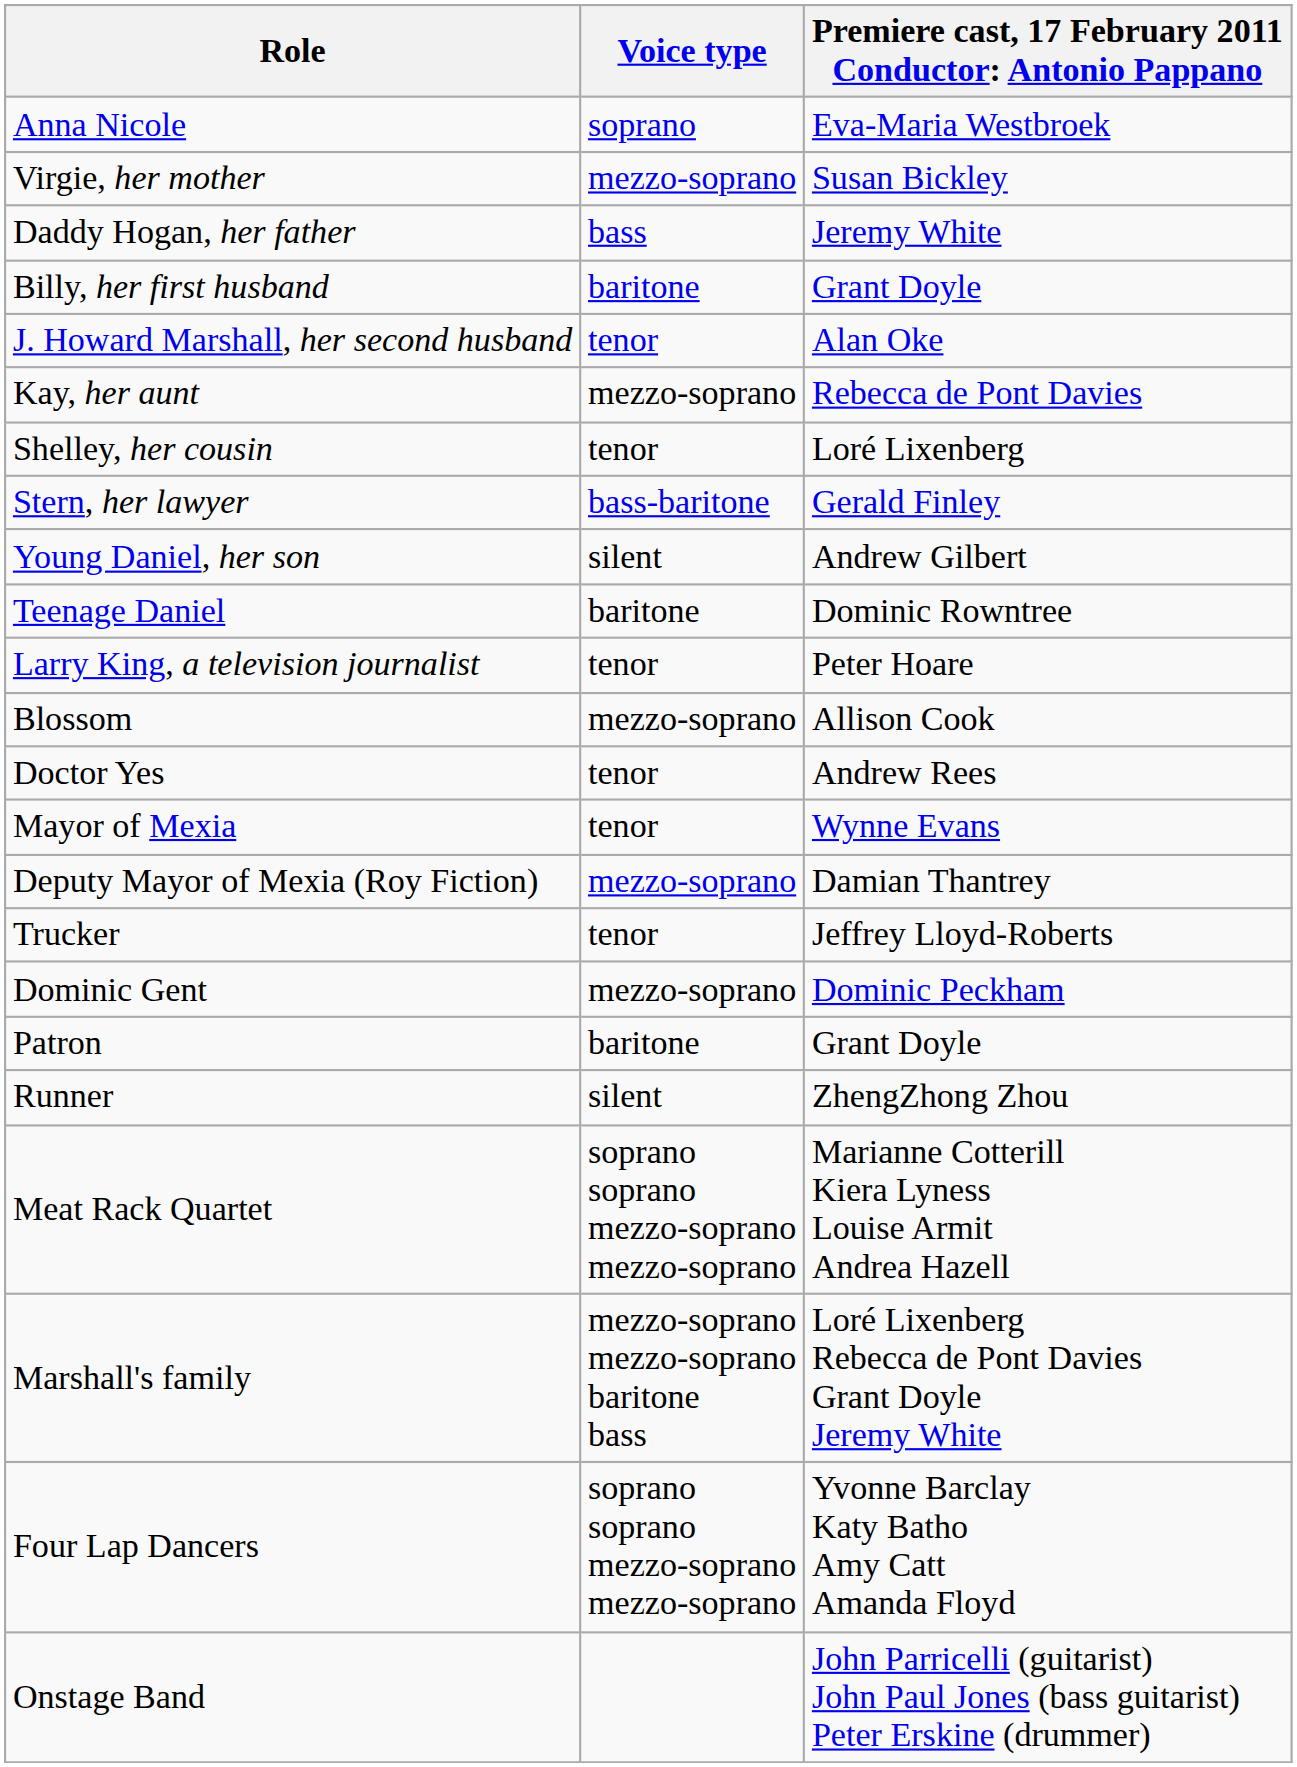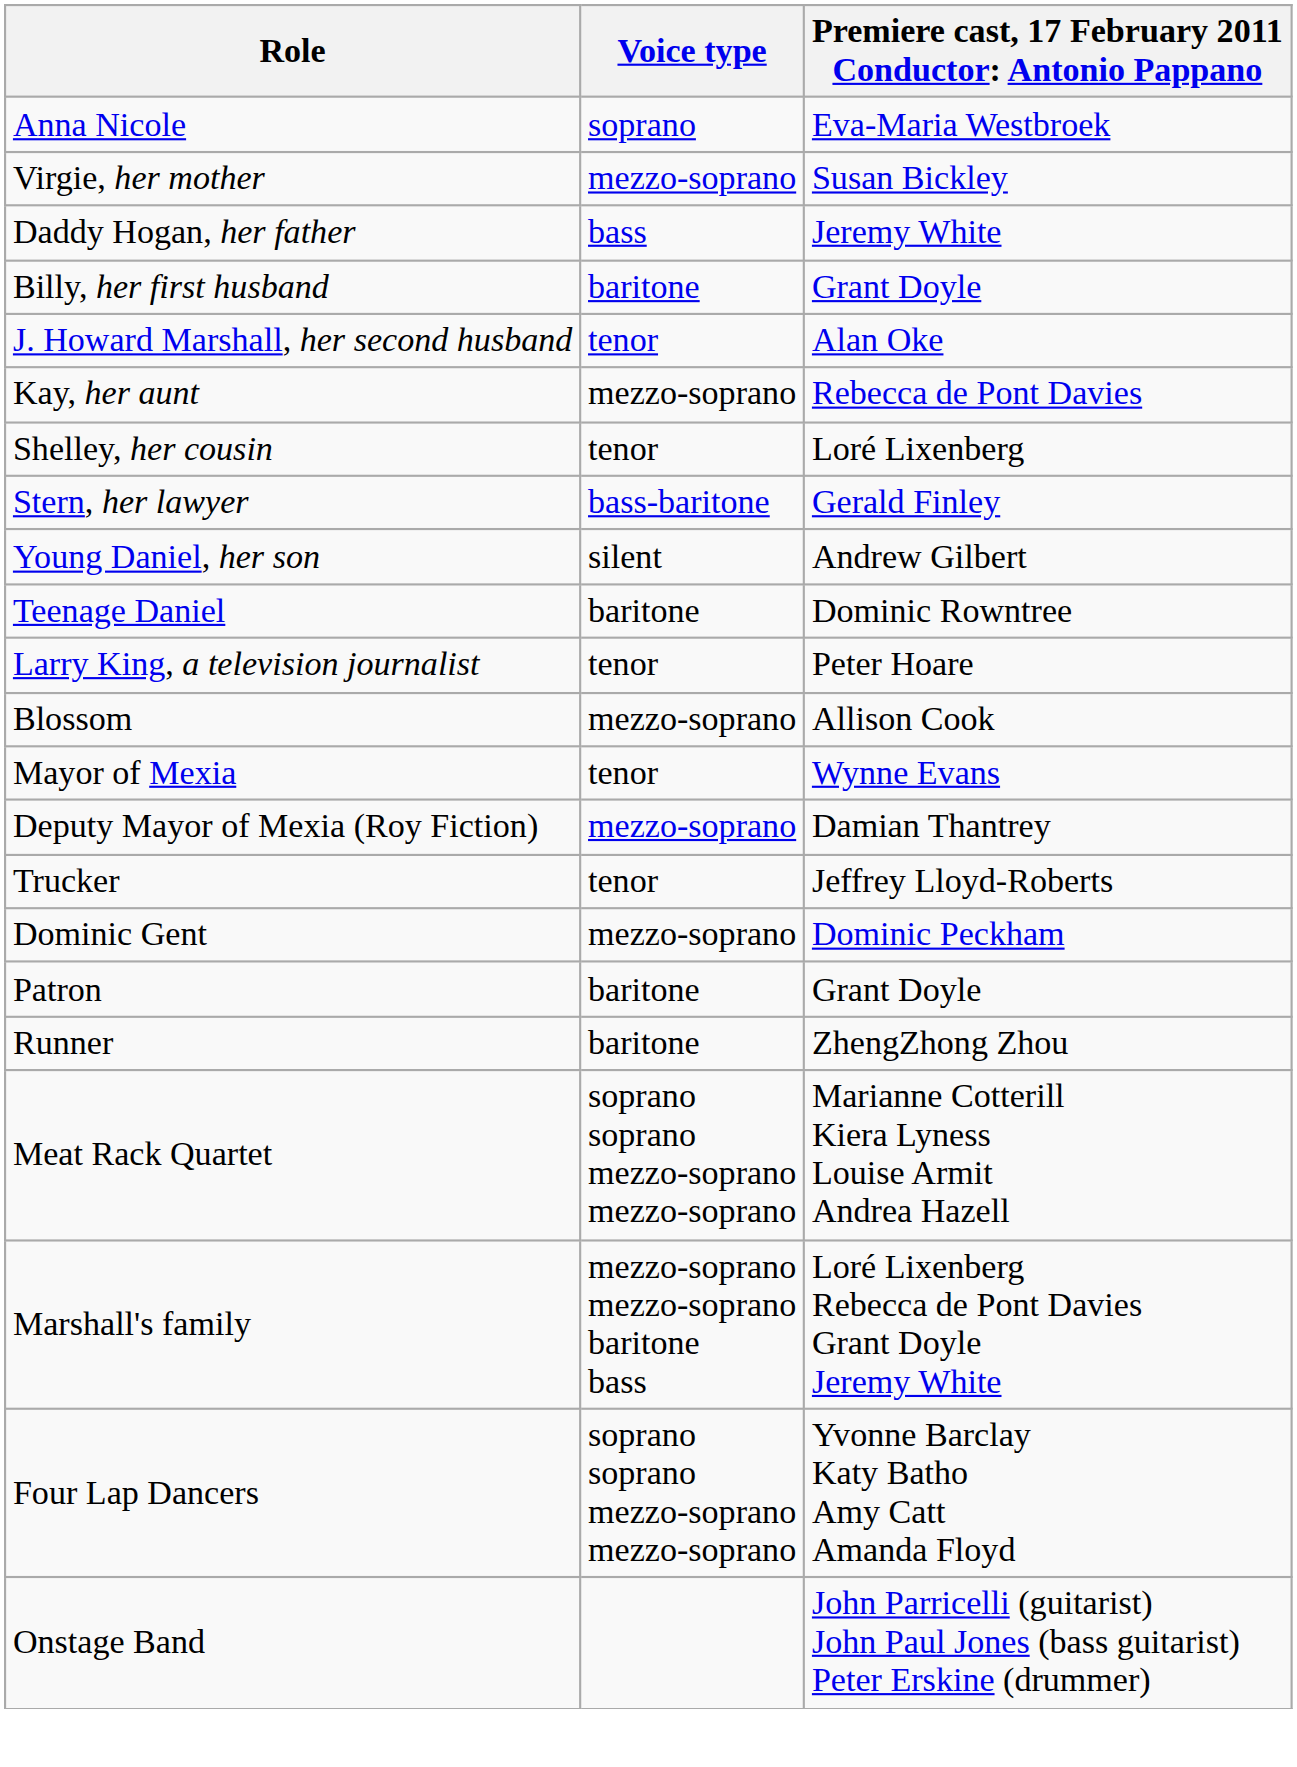- row: (89, 772)
(625, 1096) silent -> (644, 1042) baritone
